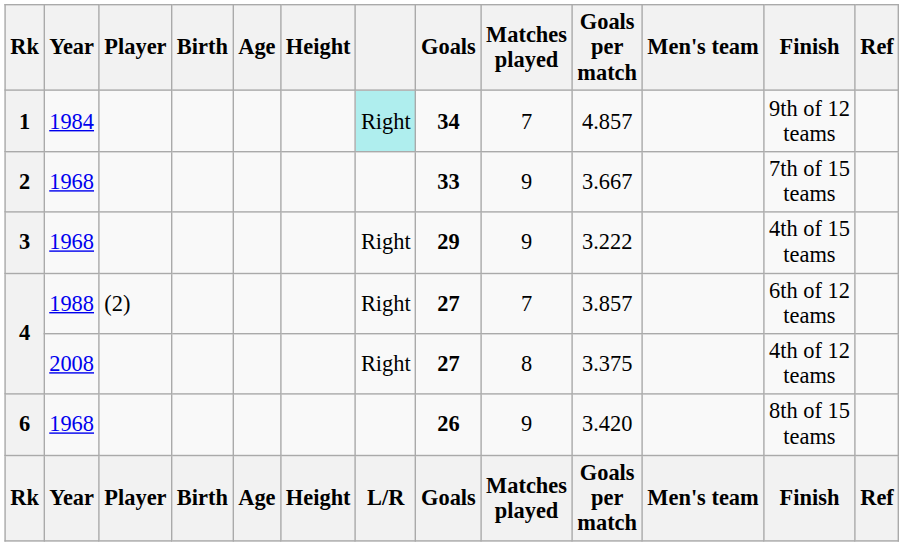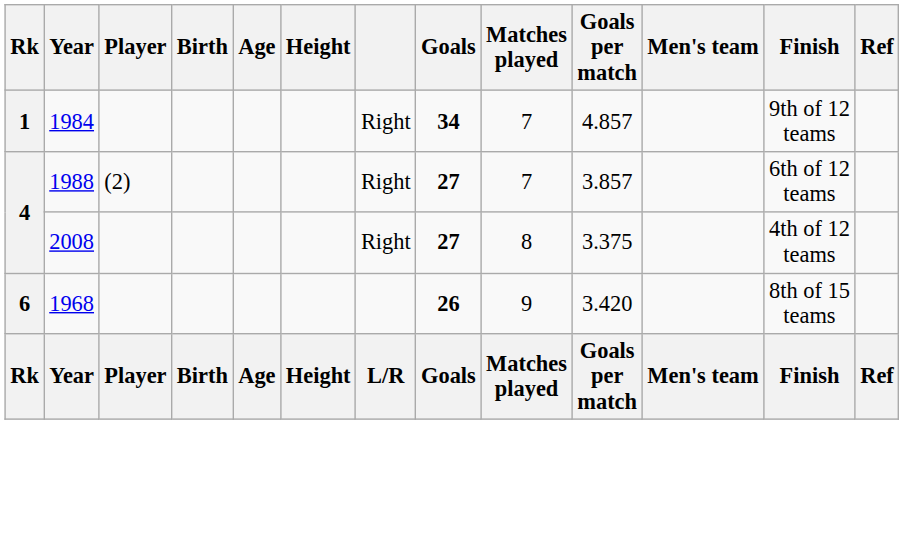(386, 120) paleturquoise background -> (386, 120) no background
- row: (25, 181)
- row: (25, 242)
